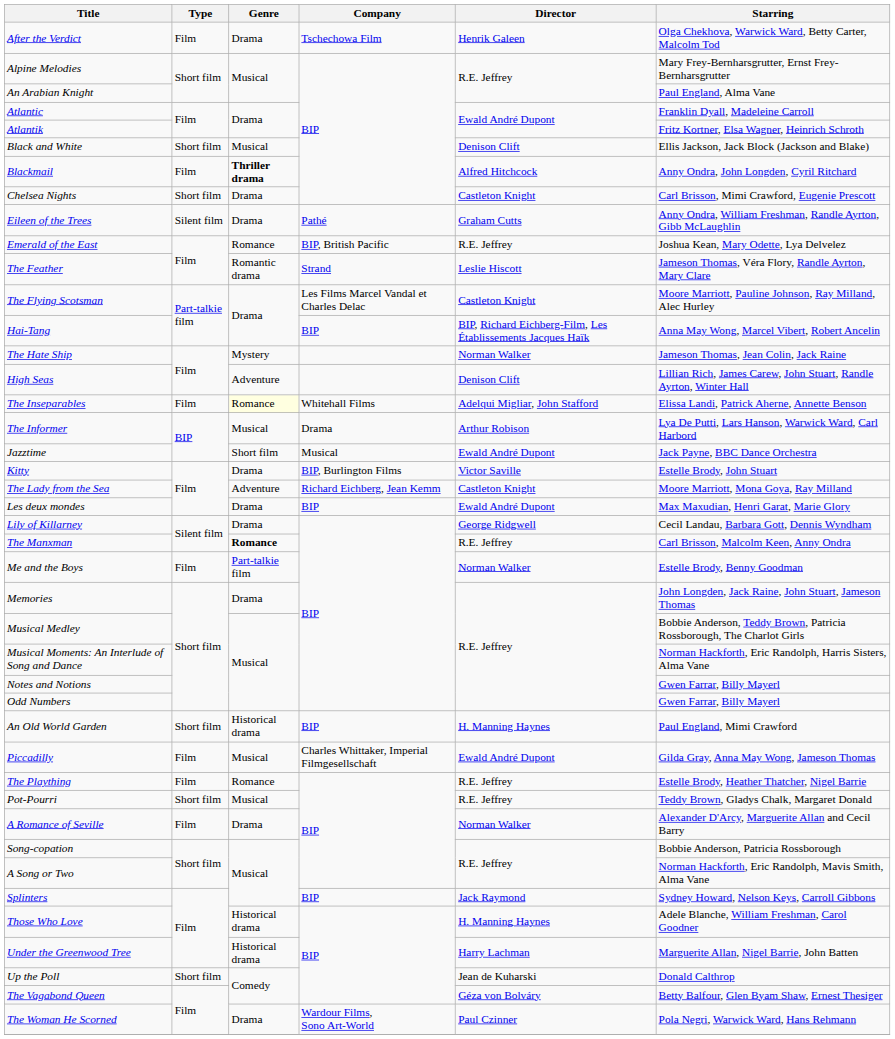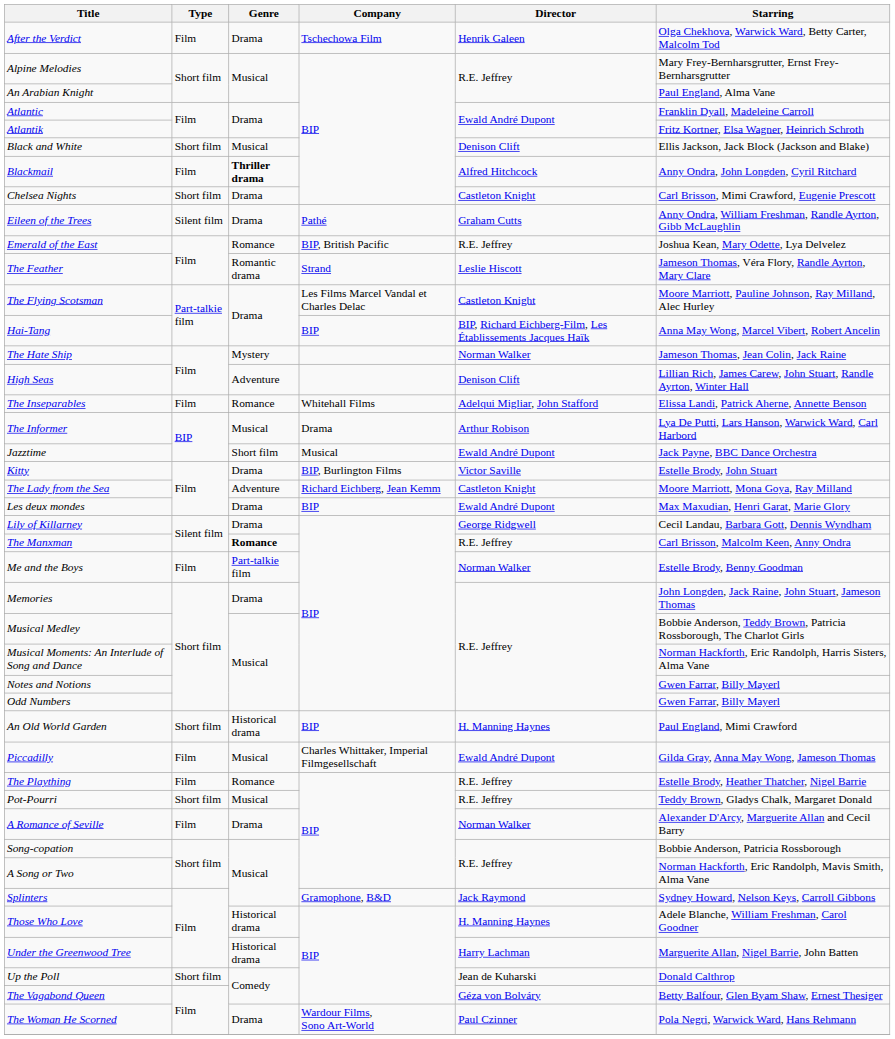(253, 404) lightyellow background -> (253, 404) no background
(310, 897) BIP -> (346, 897) Gramophone, B&D
